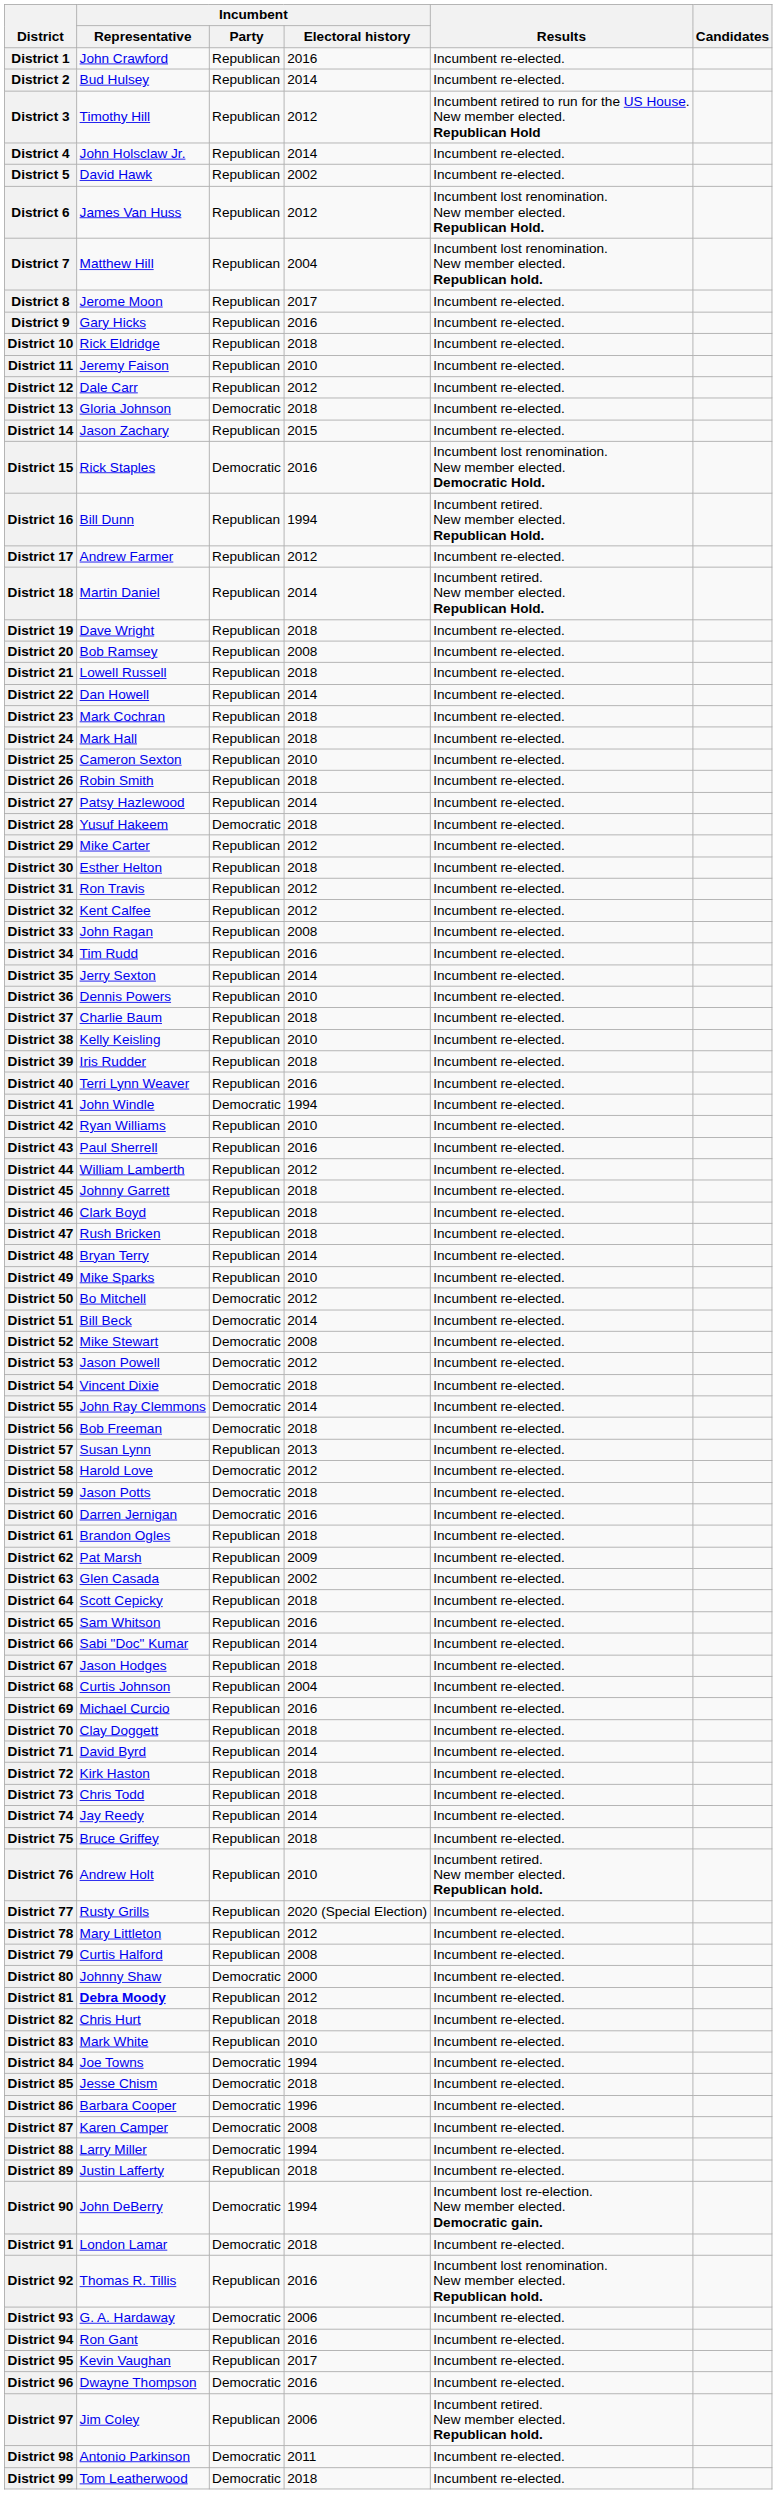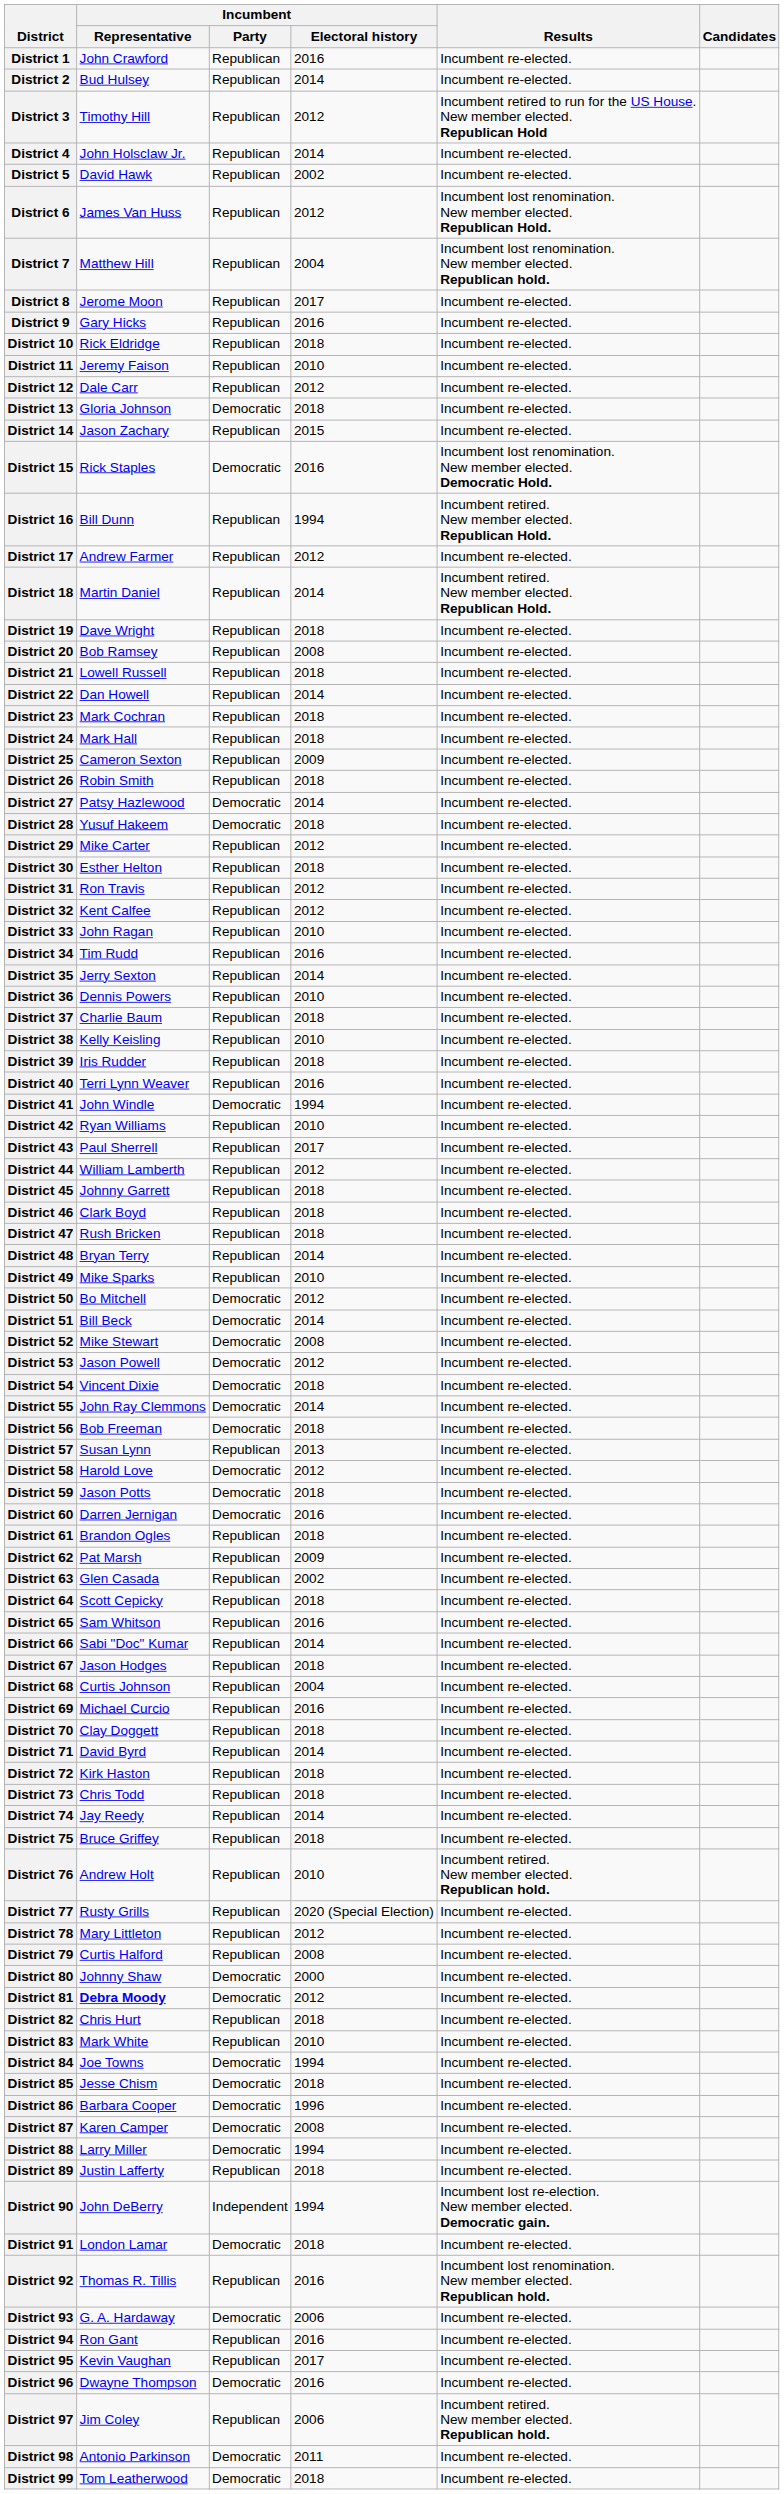(302, 759) 2010 -> (309, 759) 2009
(246, 802) Republican -> (246, 802) Democratic
(302, 932) 2008 -> (309, 932) 2010
(302, 1147) 2016 -> (309, 1147) 2017
(246, 1998) Republican -> (246, 1998) Democratic
(246, 2207) Democratic -> (250, 2207) Independent
